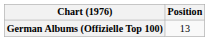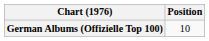(185, 28) 13 -> (185, 28) 10
